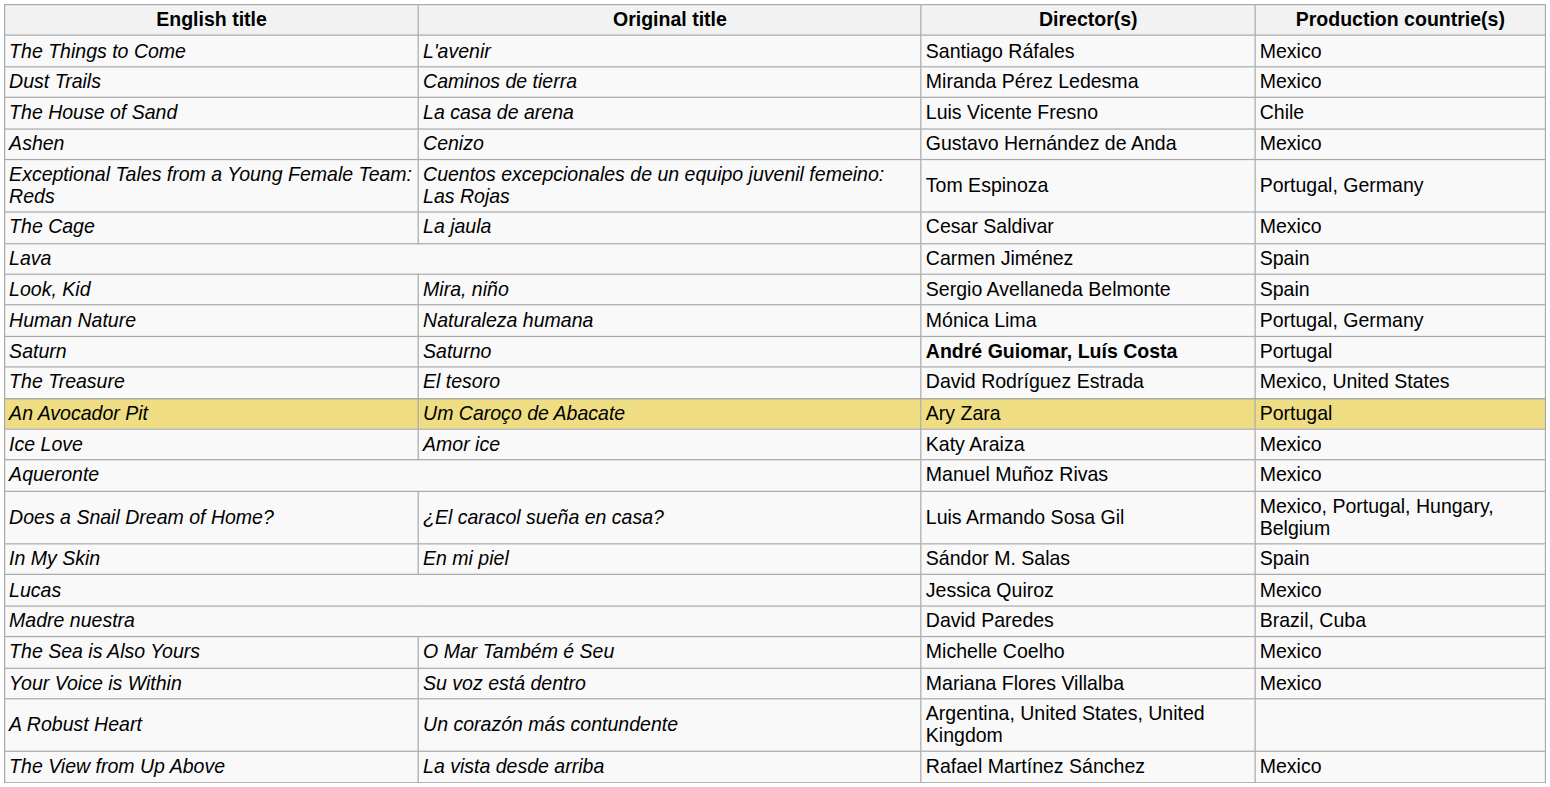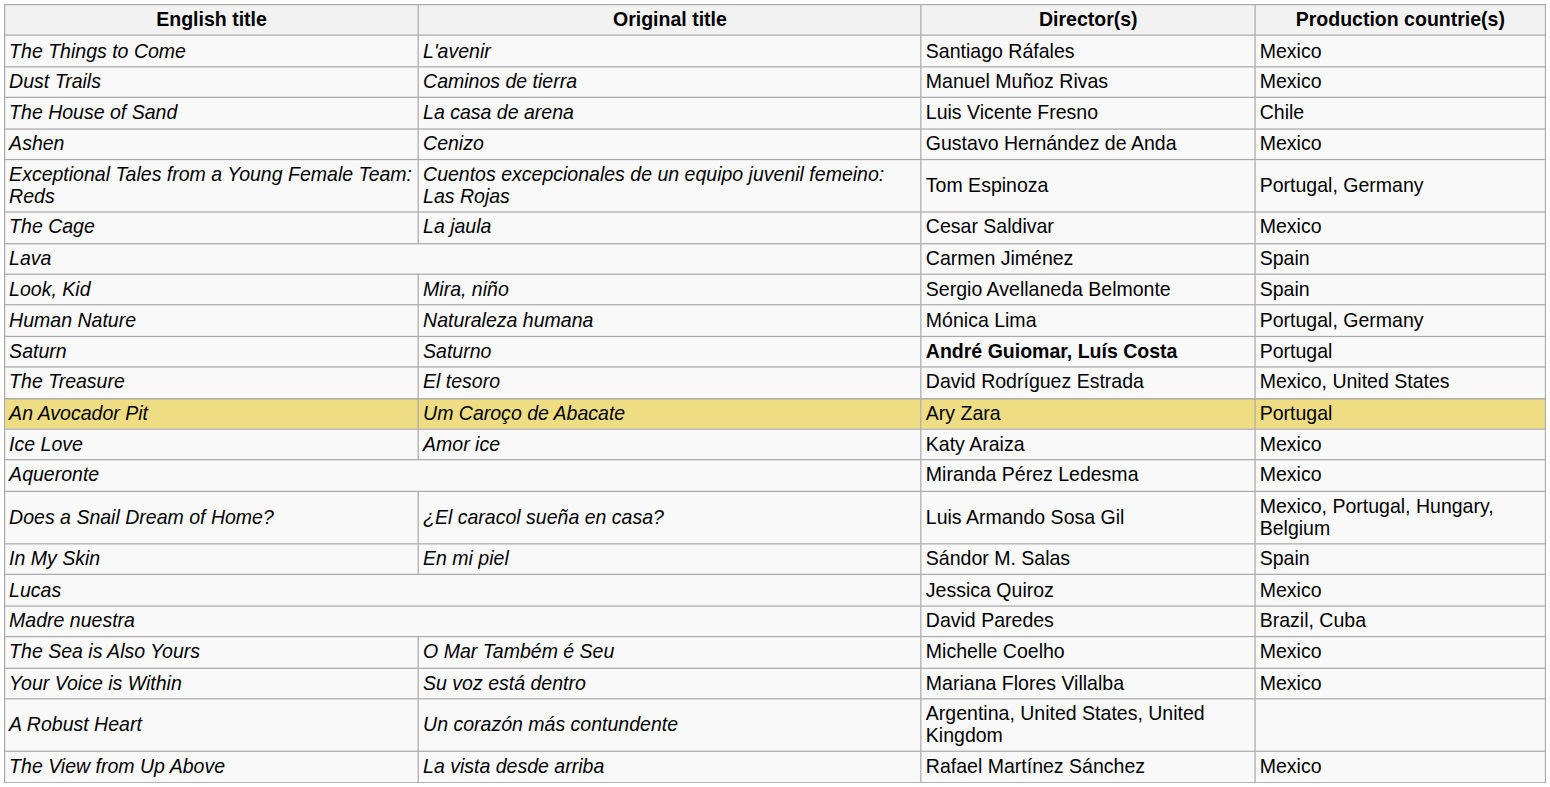(1032, 81) Miranda Pérez Ledesma -> (1017, 81) Manuel Muñoz Rivas
(1017, 475) Manuel Muñoz Rivas -> (1032, 475) Miranda Pérez Ledesma
